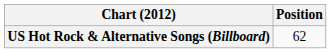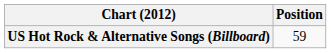(299, 36) 62 -> (299, 36) 59
